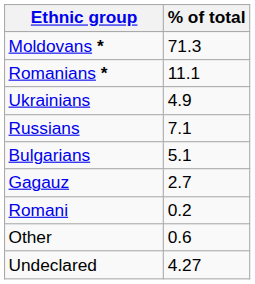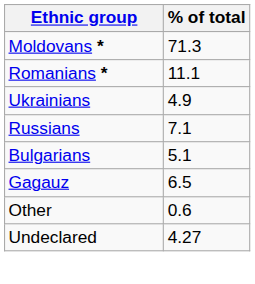(180, 182) 2.7 -> (180, 182) 6.5
- row: (38, 210)
